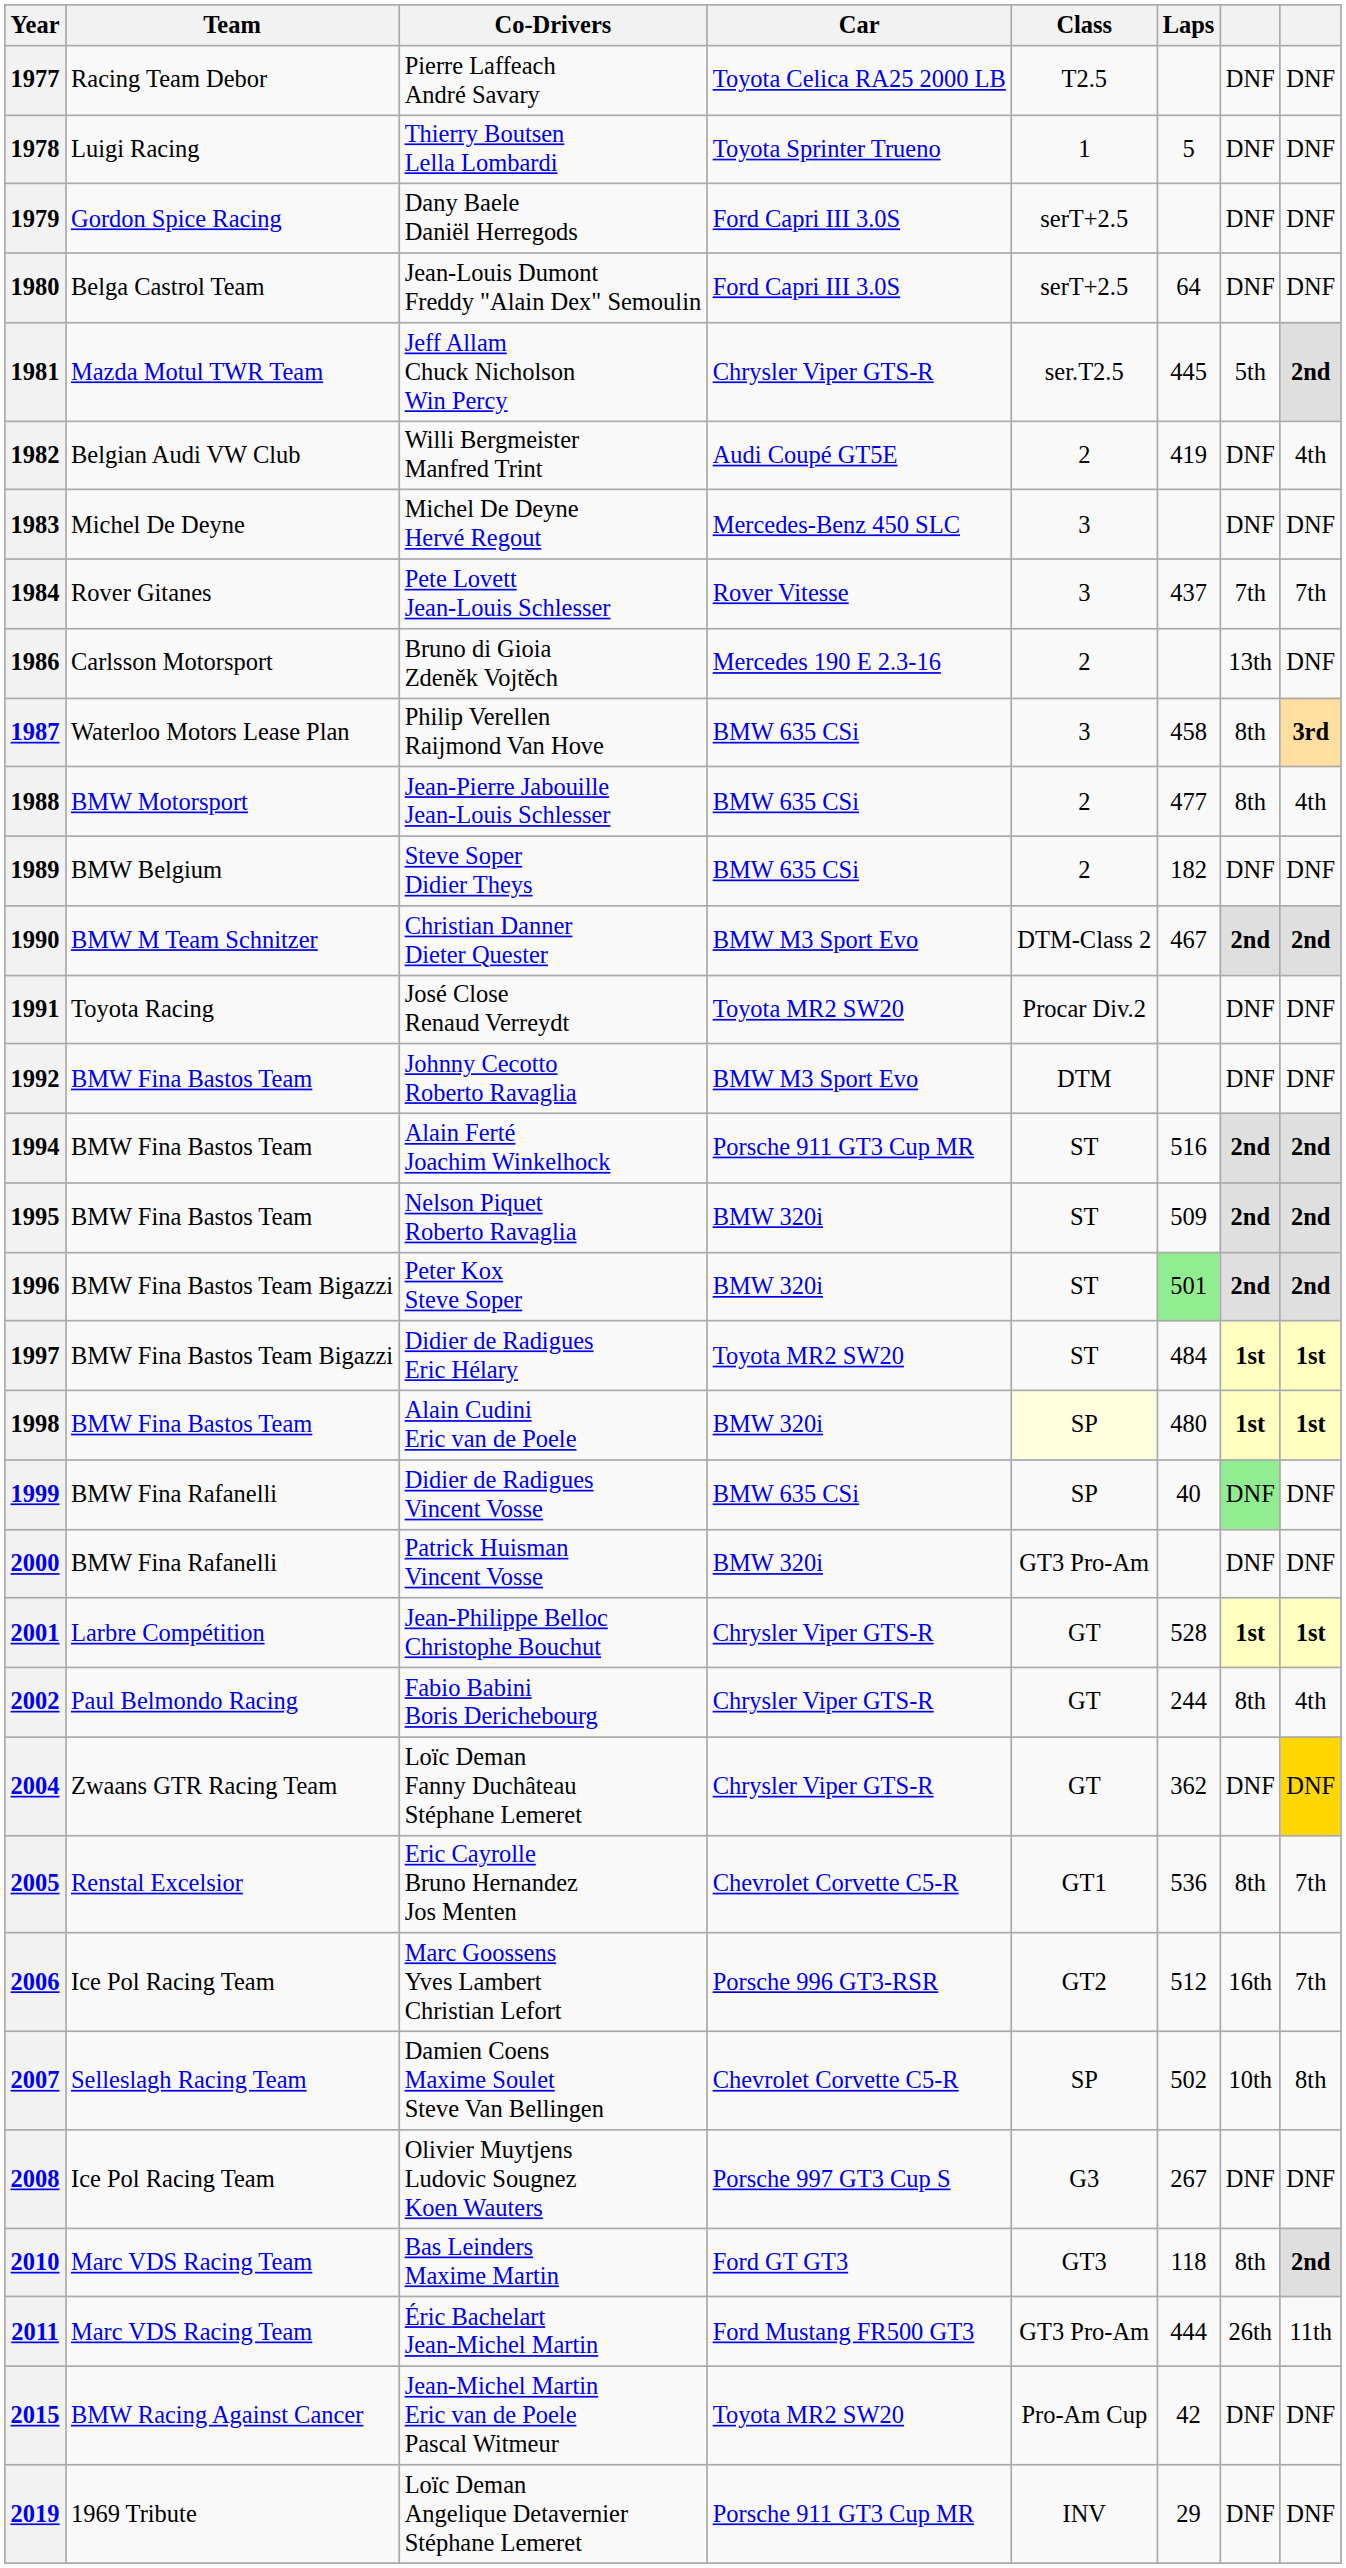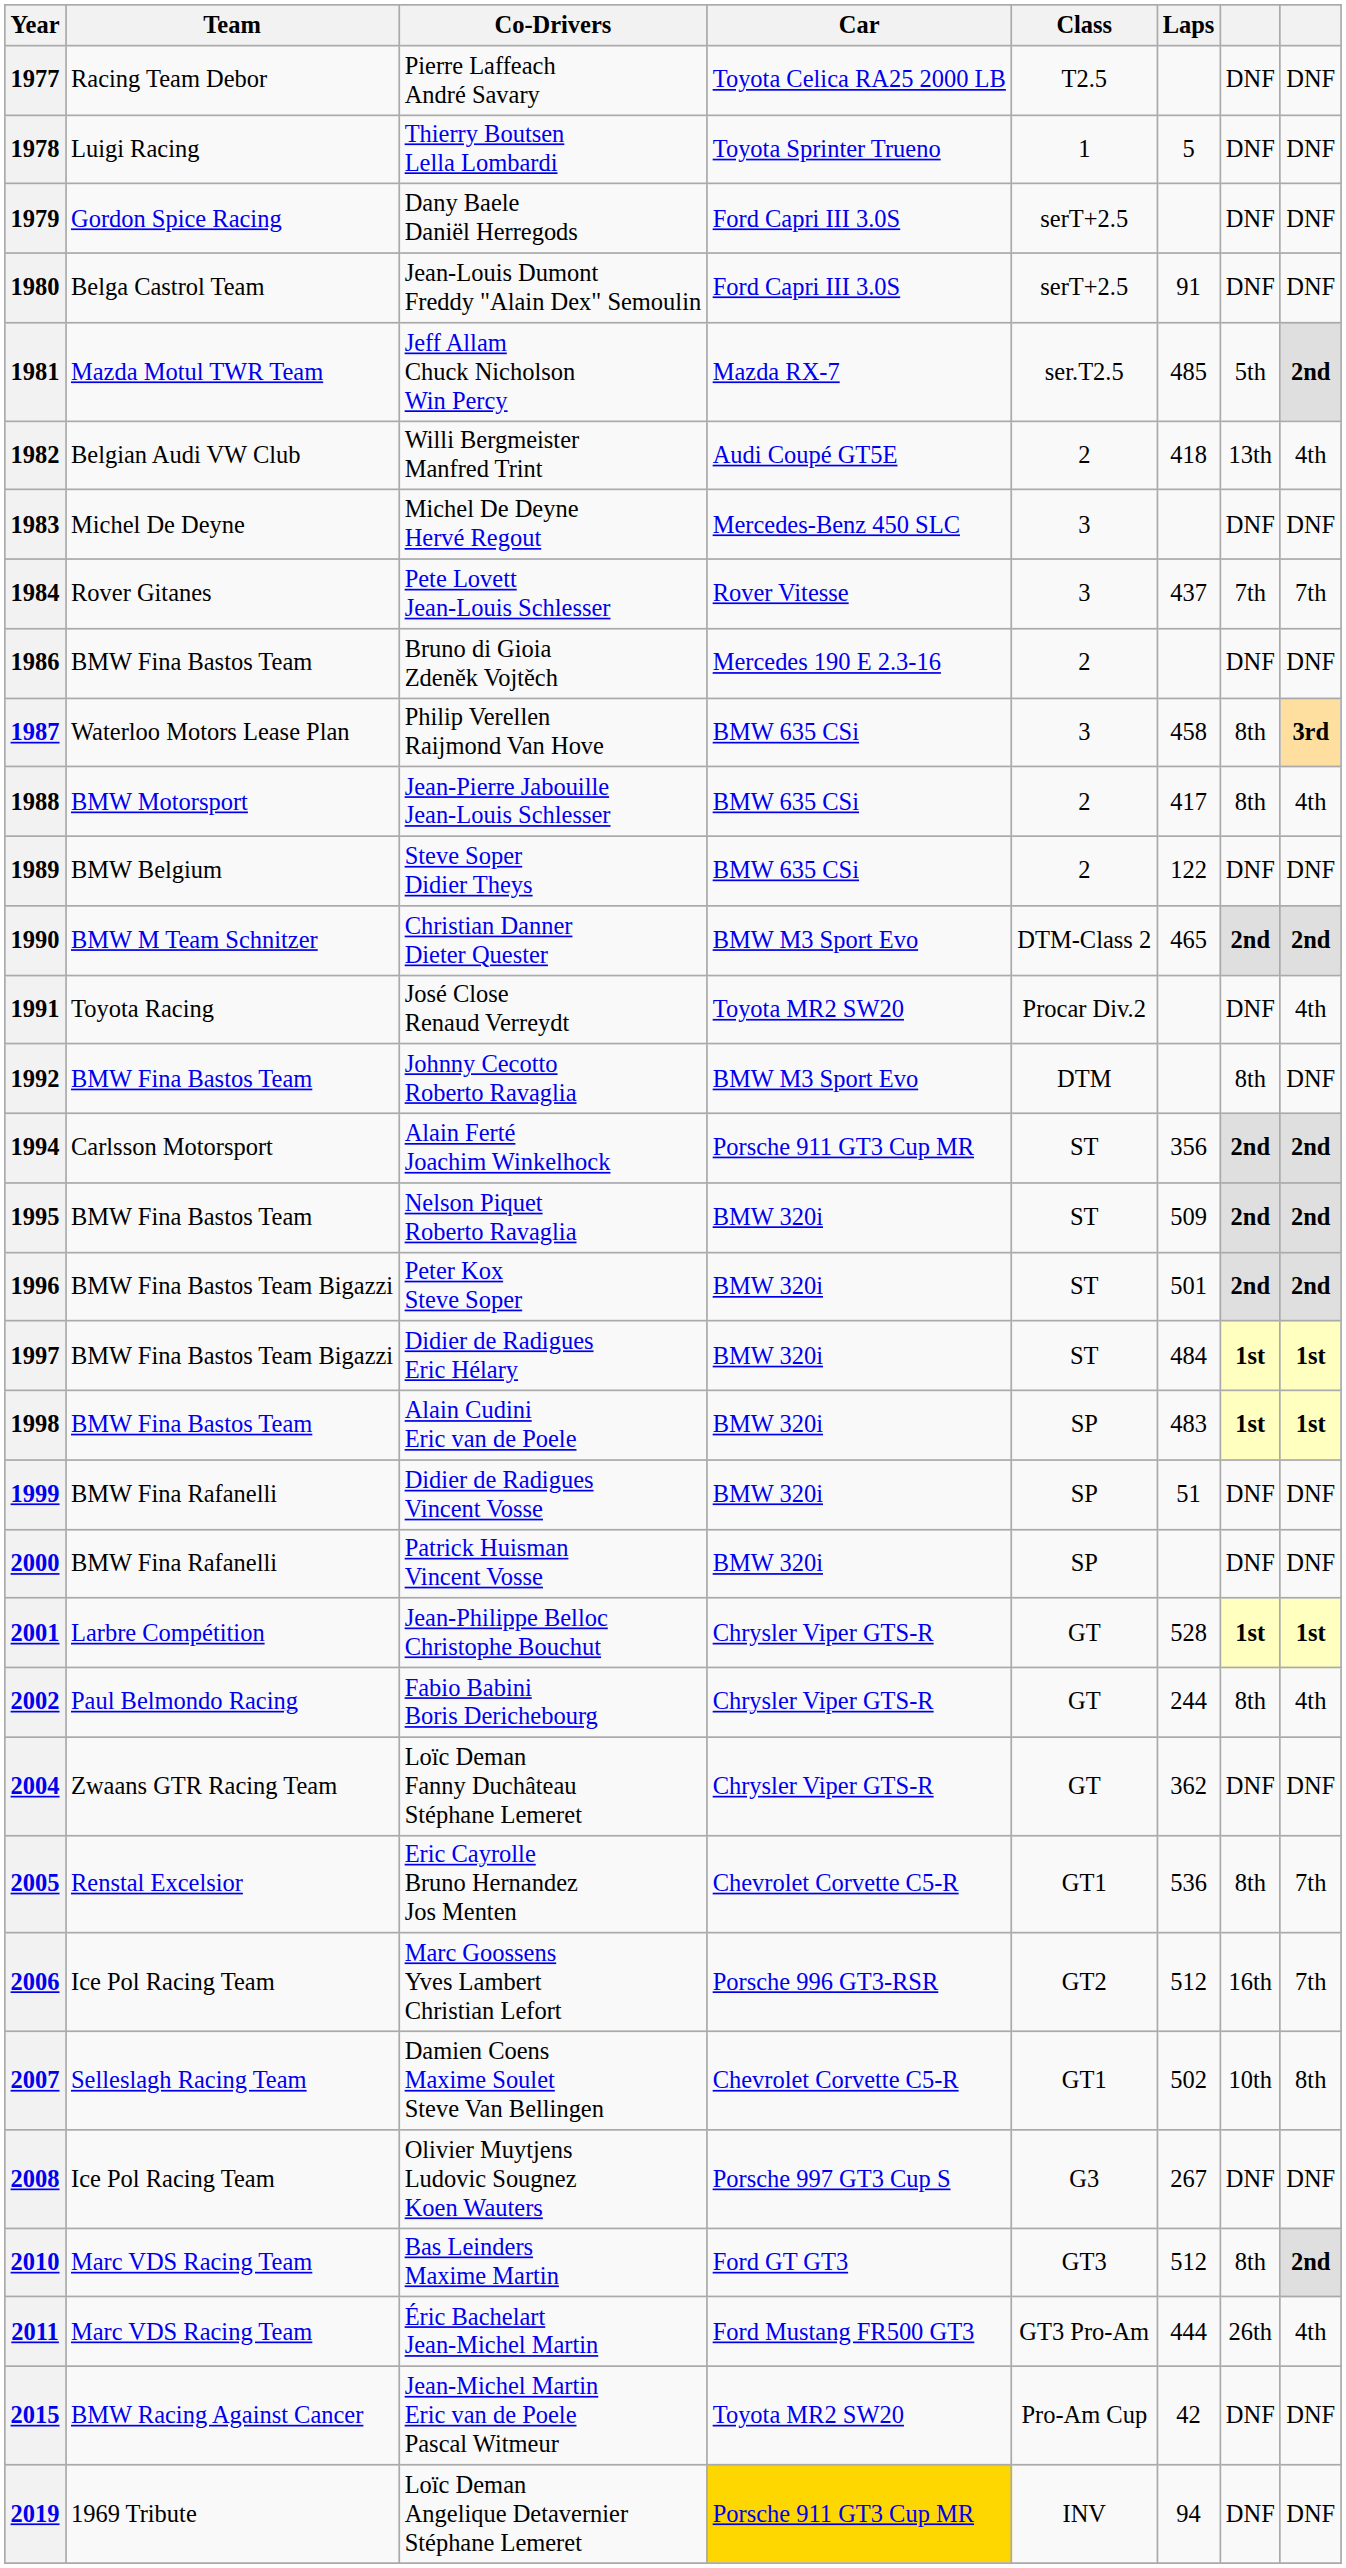(1189, 287) 64 -> (1189, 287) 91
(823, 371) Chrysler Viper GTS-R -> (776, 371) Mazda RX-7
(1189, 371) 445 -> (1189, 371) 485
(1189, 455) 419 -> (1189, 455) 418
(1250, 455) DNF -> (1250, 455) 13th
(172, 663) Carlsson Motorsport -> (192, 663) BMW Fina Bastos Team
(1250, 663) 13th -> (1250, 663) DNF
(1189, 801) 477 -> (1189, 801) 417
(1189, 870) 182 -> (1189, 870) 122
(1189, 940) 467 -> (1189, 940) 465
(1311, 1009) DNF -> (1311, 1009) 4th
(1250, 1078) DNF -> (1250, 1078) 8th
(192, 1147) BMW Fina Bastos Team -> (172, 1147) Carlsson Motorsport
(1189, 1147) 516 -> (1189, 1147) 356
(1189, 1286) lightgreen background -> (1189, 1286) no background
(808, 1355) Toyota MR2 SW20 -> (768, 1355) BMW 320i
(1084, 1425) lightyellow background -> (1084, 1425) no background
(1189, 1425) 480 -> (1189, 1425) 483
(786, 1494) BMW 635 CSi -> (768, 1494) BMW 320i
(1189, 1494) 40 -> (1189, 1494) 51
(1250, 1494) lightgreen background -> (1250, 1494) no background
(1084, 1563) GT3 Pro-Am -> (1084, 1563) SP
(1311, 1785) gold background -> (1311, 1785) no background
(1084, 2080) SP -> (1084, 2080) GT1
(1189, 2262) 118 -> (1189, 2262) 512
(1311, 2331) 11th -> (1311, 2331) 4th
(843, 2513) no background -> (843, 2513) gold background
(1189, 2513) 29 -> (1189, 2513) 94
